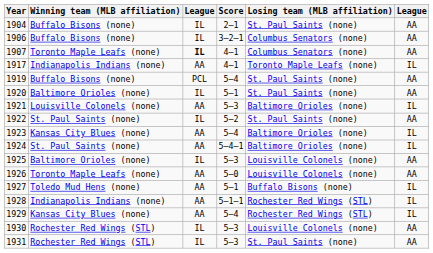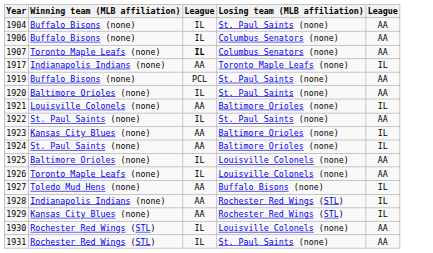- column: (231, 11)
(200, 174) AA -> (200, 174) IL
